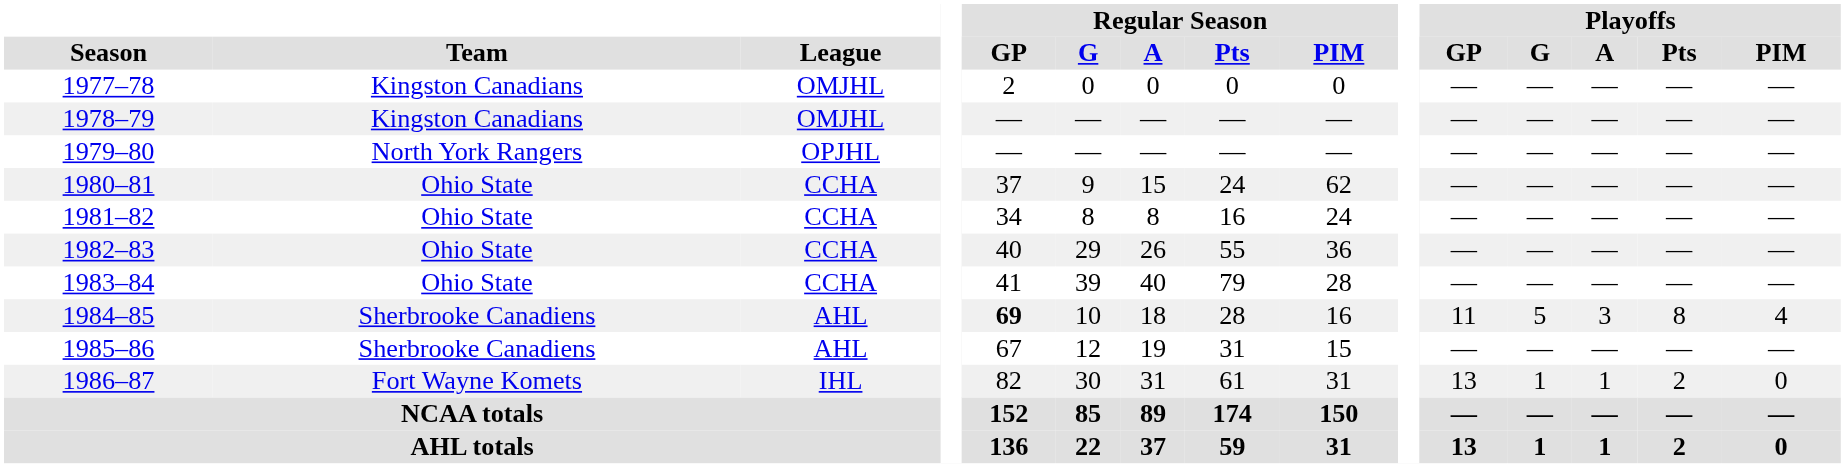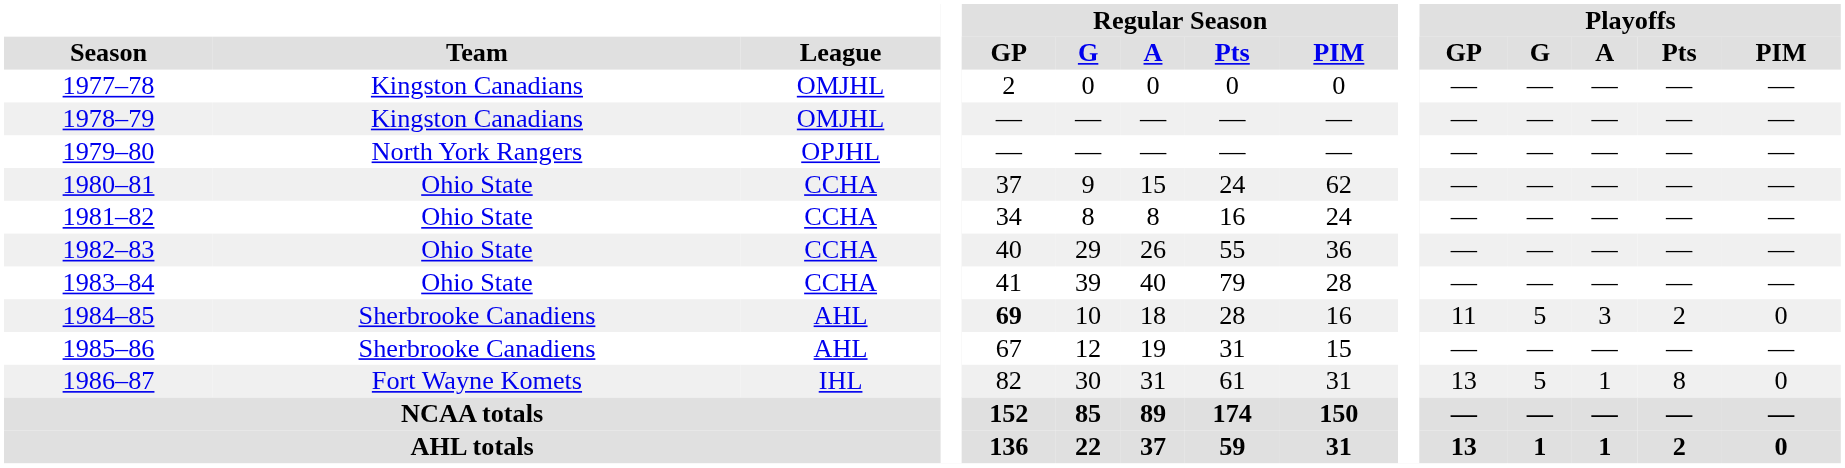(1679, 315) 8 -> (1679, 315) 2
(1781, 315) 4 -> (1781, 315) 0
(1540, 380) 1 -> (1540, 380) 5
(1679, 380) 2 -> (1679, 380) 8
